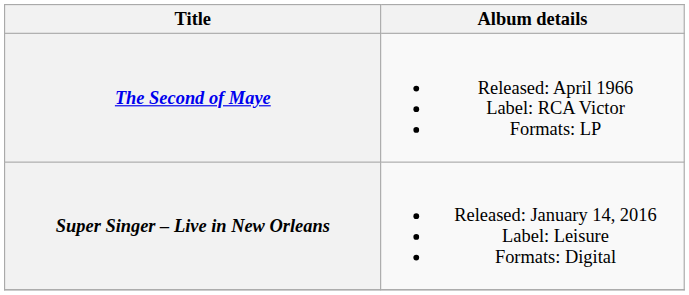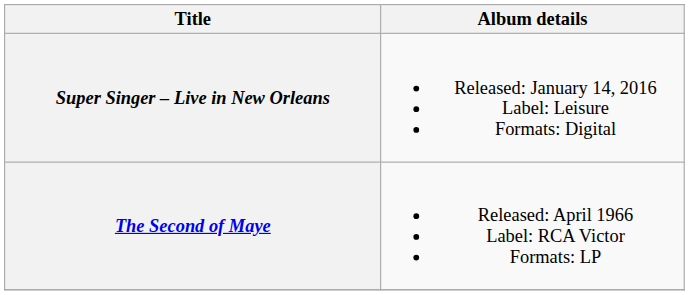rows swapped: (193, 97) <-> (193, 225)
